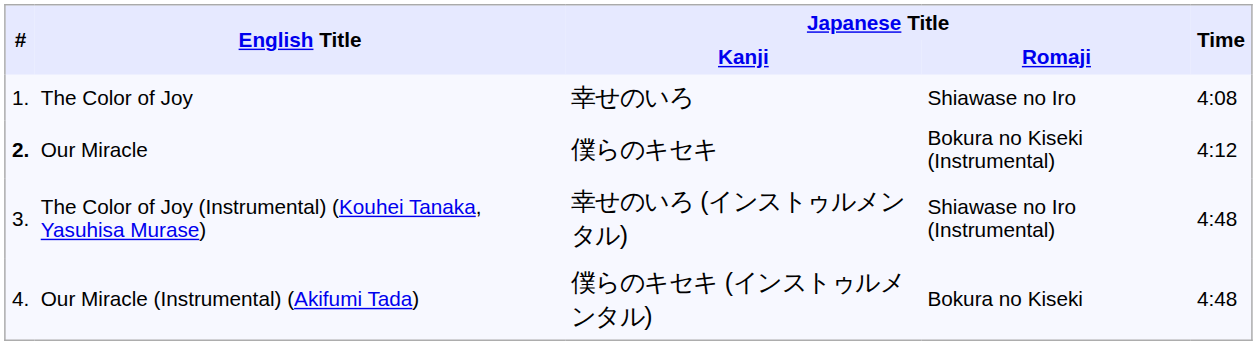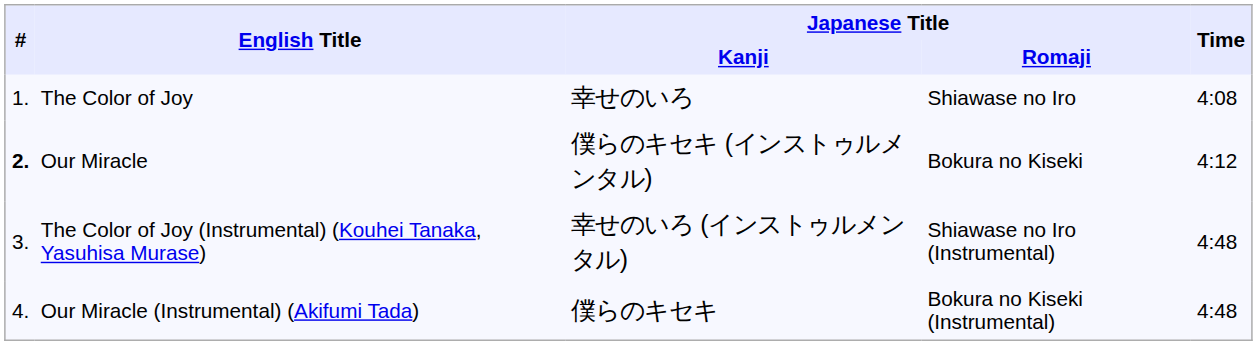(644, 149) 僕らのキセキ -> (738, 161) 僕らのキセキ (インストゥルメンタル)
(1005, 149) Bokura no Kiseki (Instrumental) -> (1005, 161) Bokura no Kiseki
(738, 299) 僕らのキセキ (インストゥルメンタル) -> (644, 311) 僕らのキセキ
(1005, 299) Bokura no Kiseki -> (1005, 311) Bokura no Kiseki (Instrumental)
